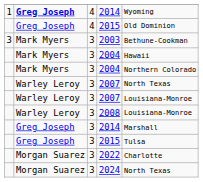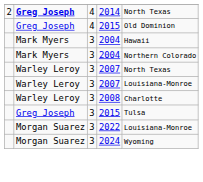(9, 12) 1 -> (9, 12) 2
(139, 12) Wyoming -> (147, 12) North Texas
- row: (92, 40)
(158, 112) Louisiana-Monroe -> (143, 98) Charlotte
- row: (92, 127)
(143, 156) Charlotte -> (158, 127) Louisiana-Monroe
(147, 170) North Texas -> (139, 141) Wyoming
